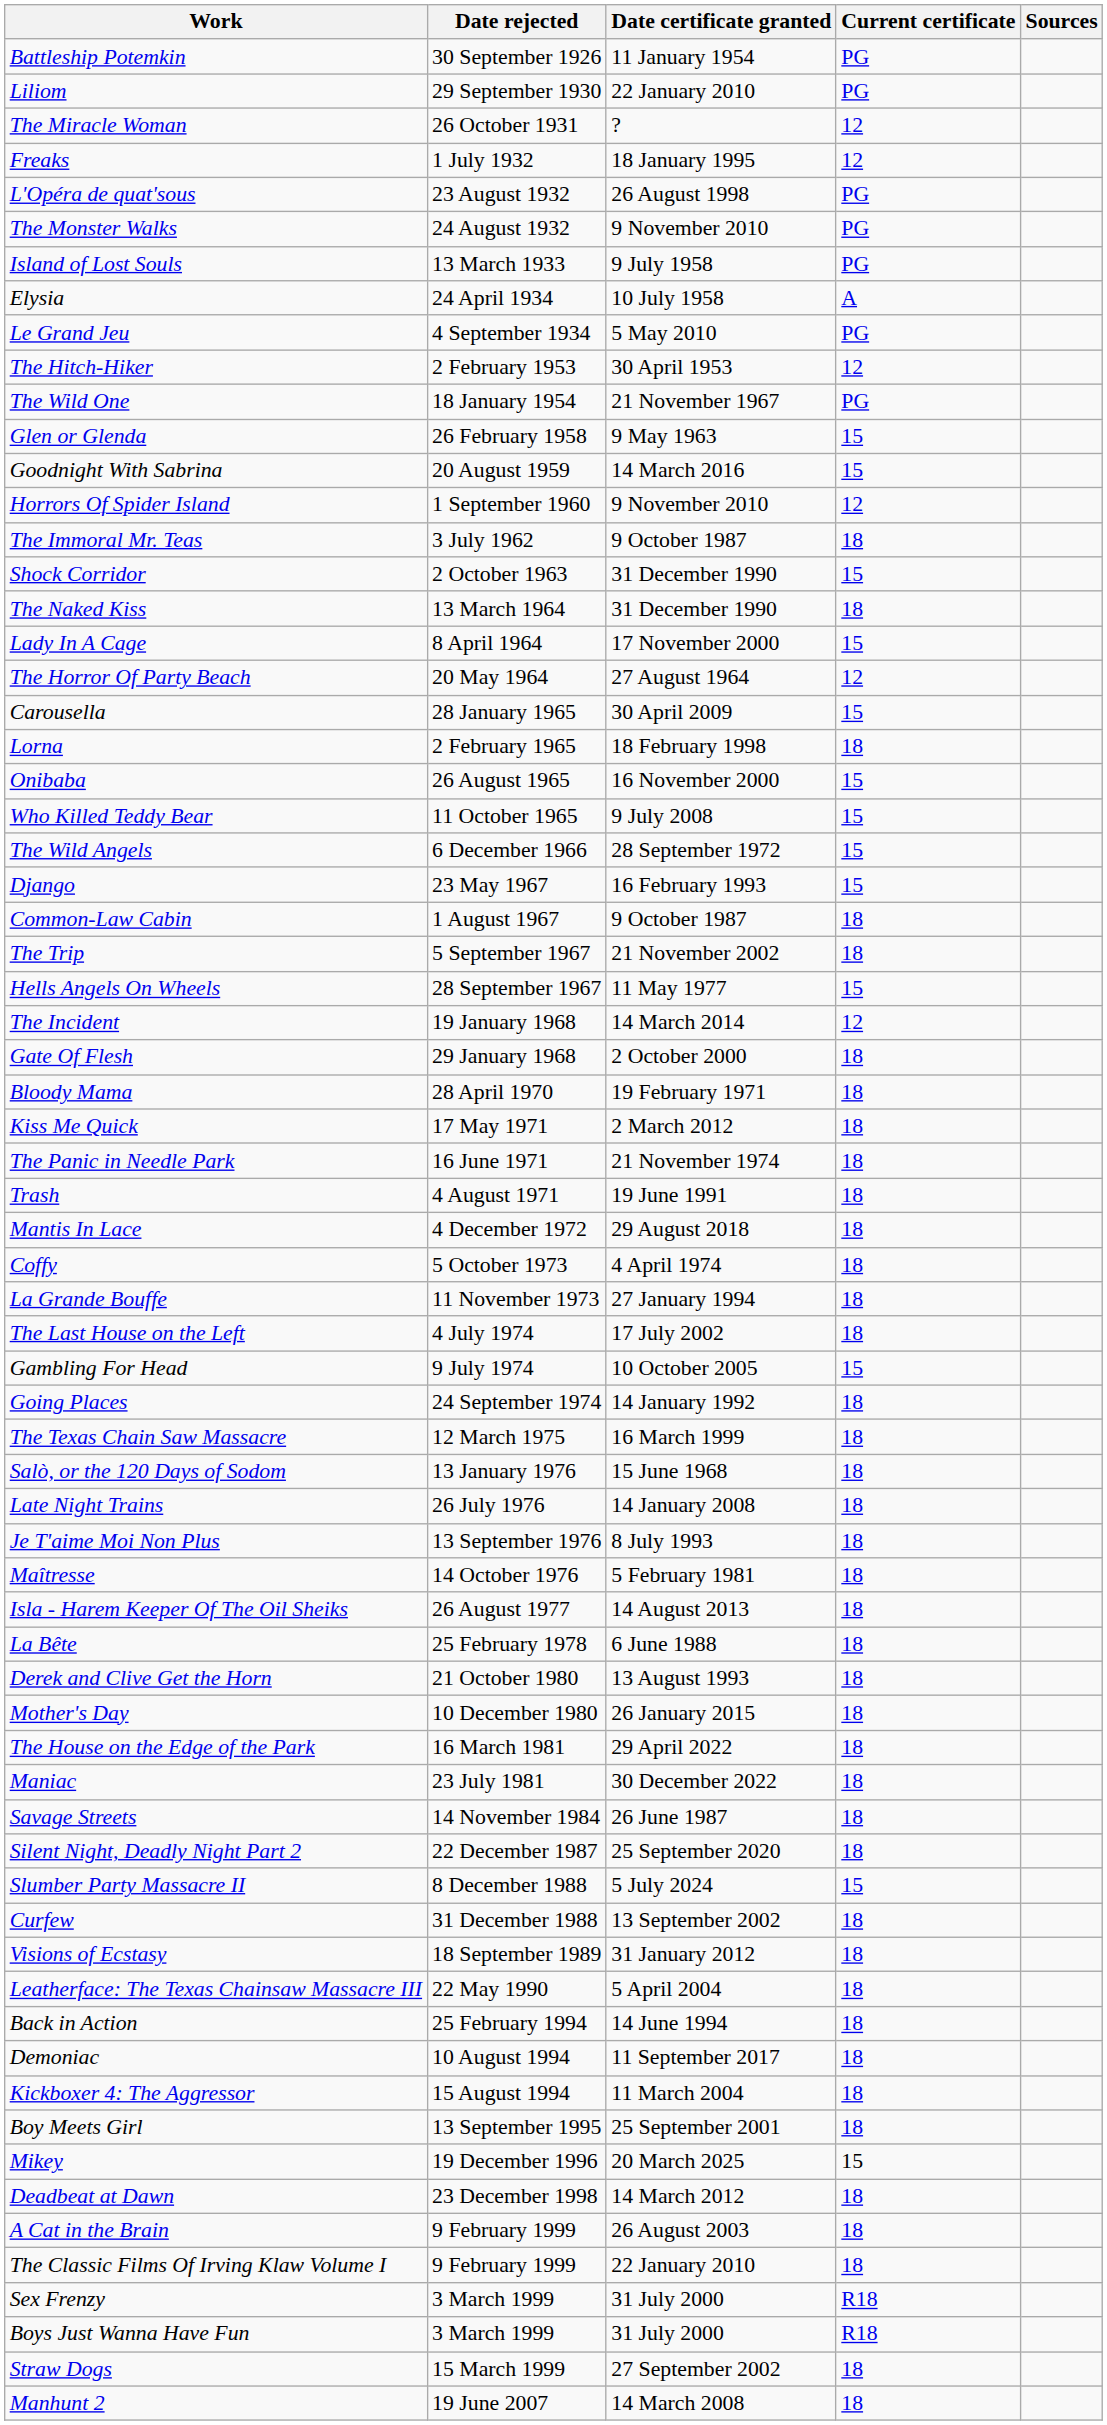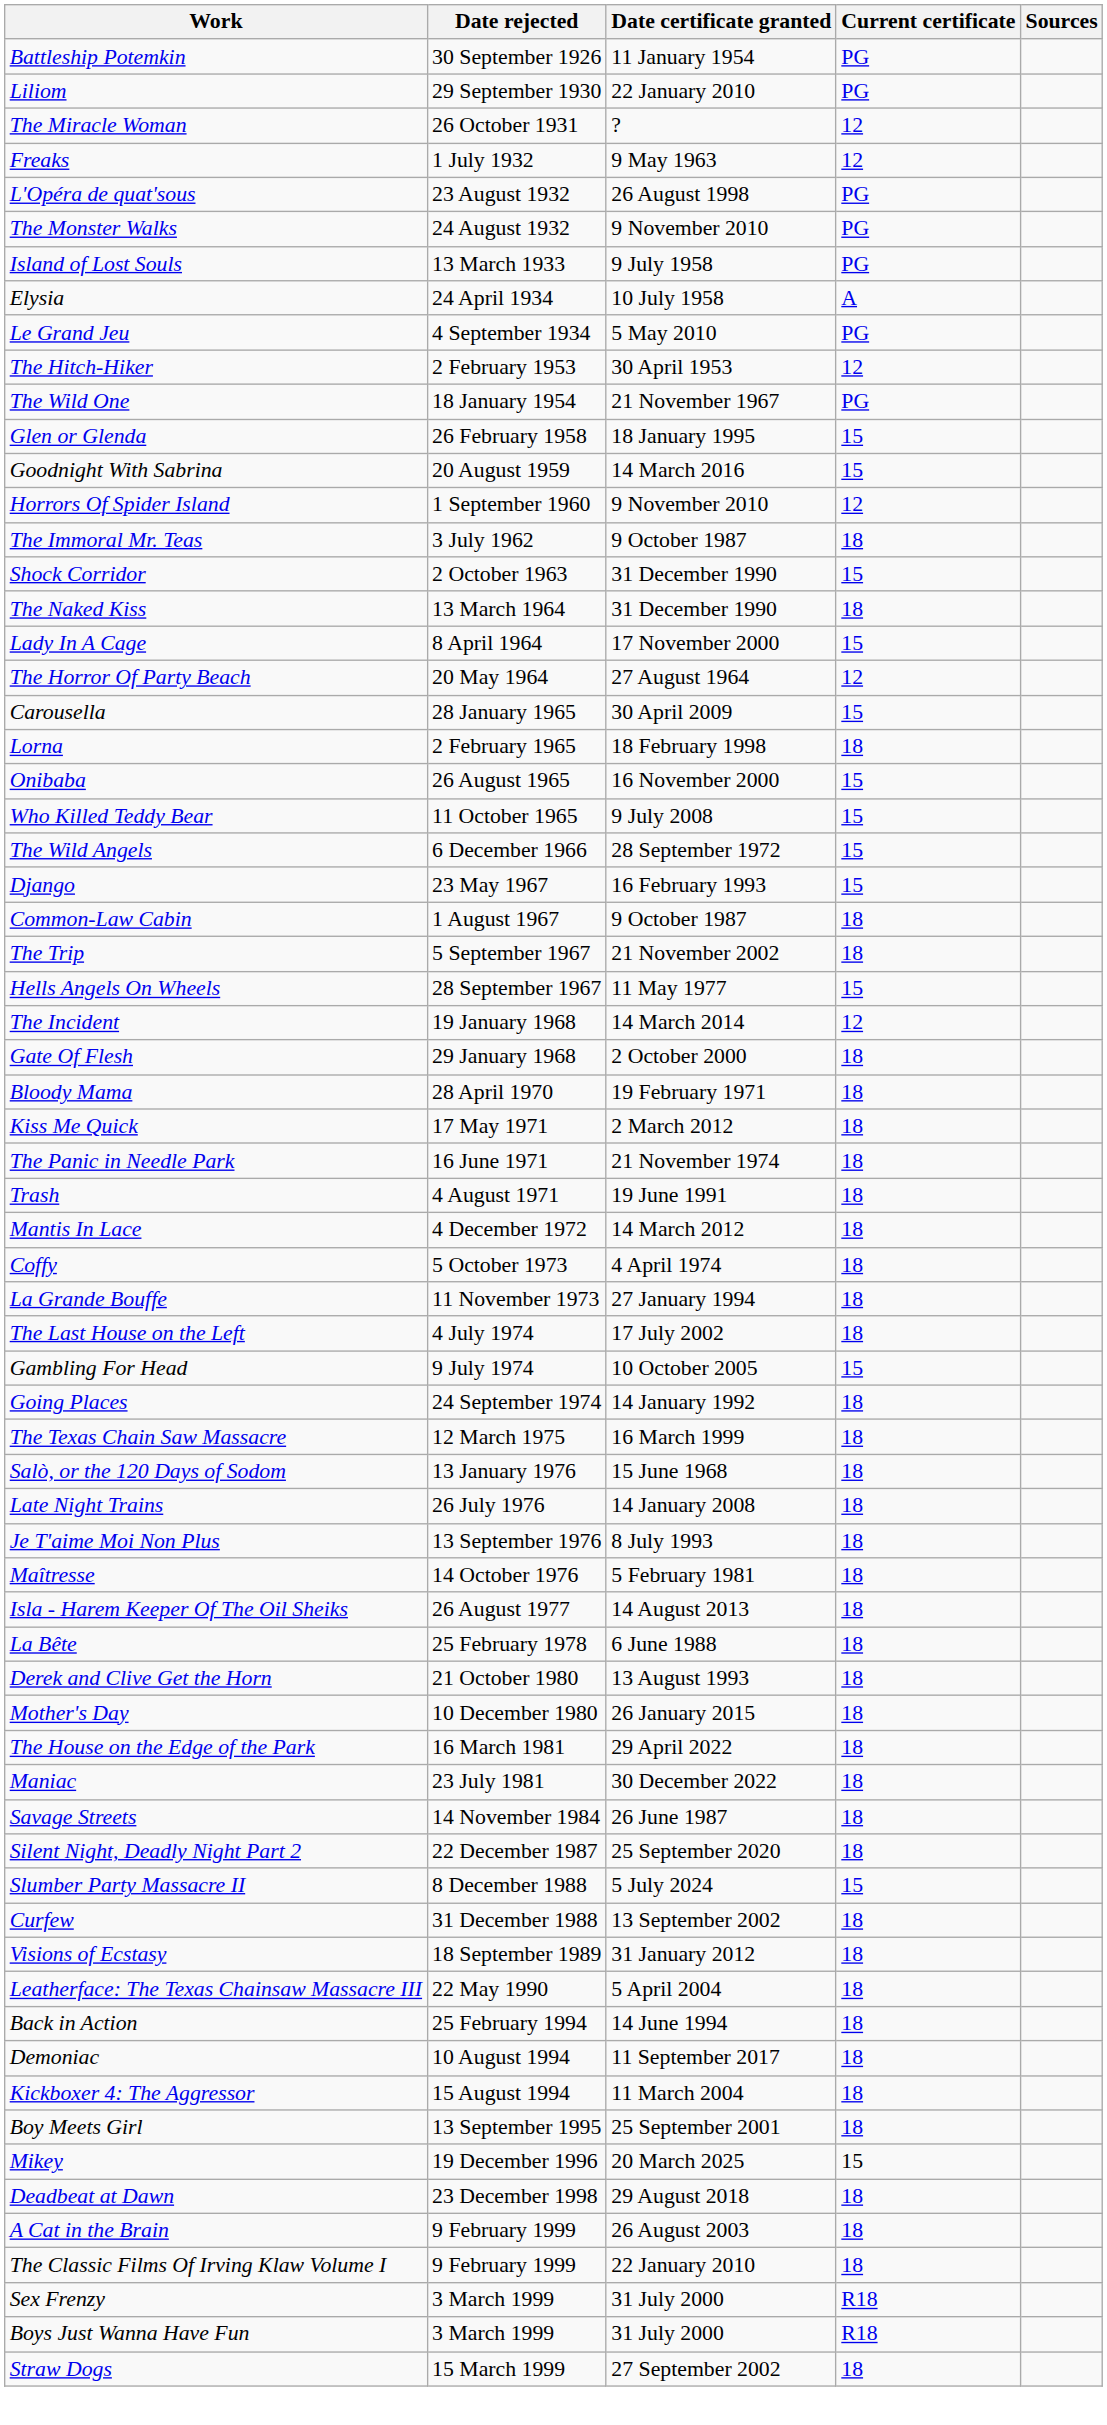(683, 159) 18 January 1995 -> (664, 159) 9 May 1963
(664, 435) 9 May 1963 -> (683, 435) 18 January 1995
(680, 1229) 29 August 2018 -> (678, 1229) 14 March 2012
(678, 2195) 14 March 2012 -> (680, 2195) 29 August 2018
- row: (57, 2402)
